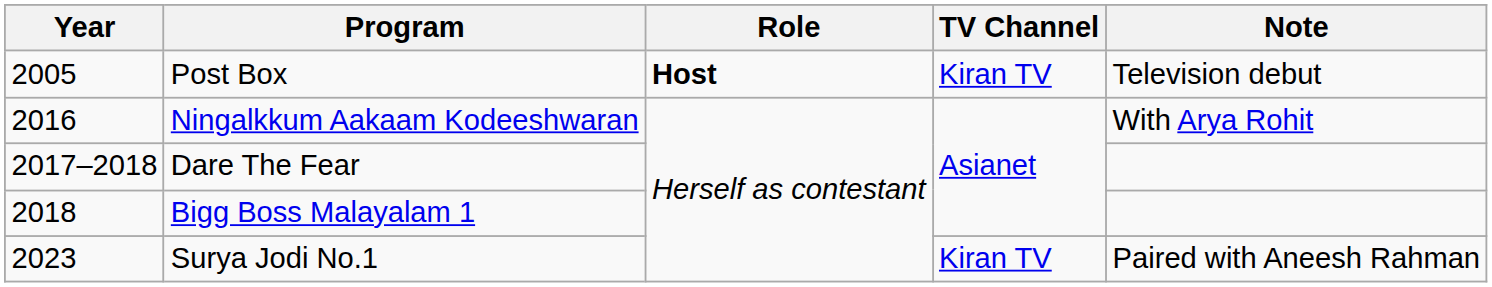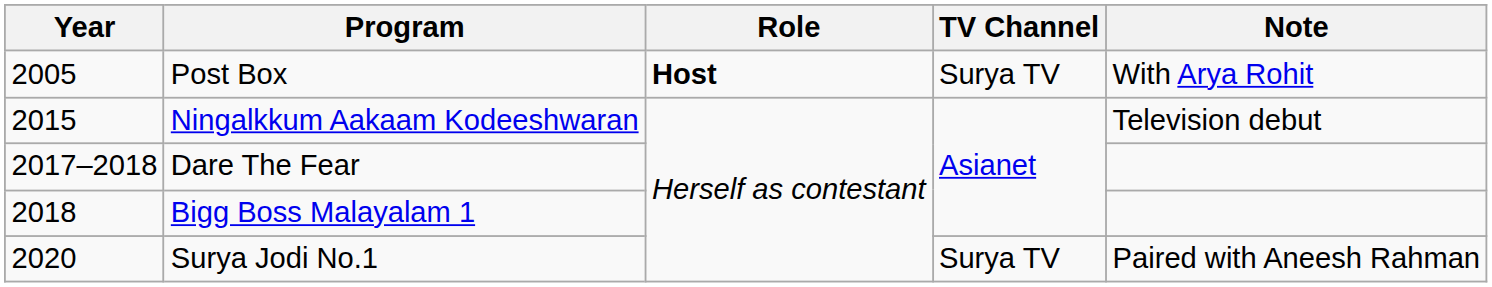(995, 73) Kiran TV -> (999, 73) Surya TV
(1217, 73) Television debut -> (1213, 73) With Arya Rohit
(44, 119) 2016 -> (44, 119) 2015
(1213, 119) With Arya Rohit -> (1217, 119) Television debut
(44, 258) 2023 -> (44, 258) 2020
(995, 258) Kiran TV -> (999, 258) Surya TV
